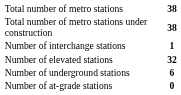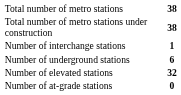rows swapped: (59, 59) <-> (67, 73)
